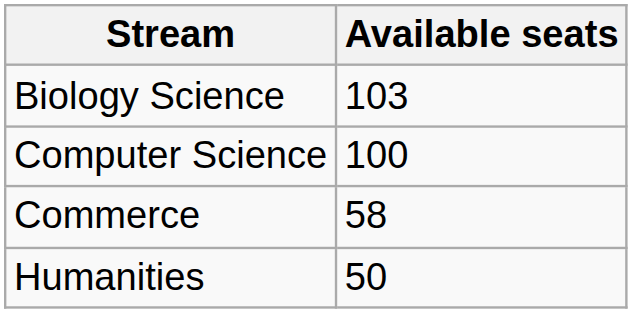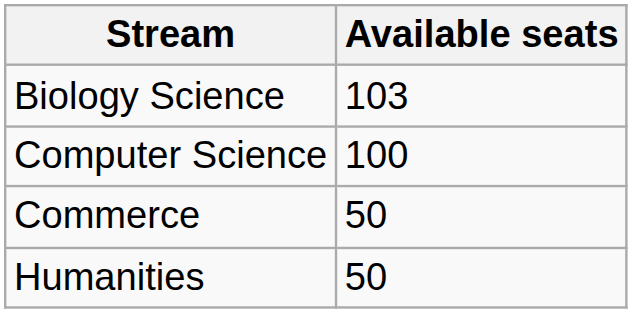(366, 215) 58 -> (366, 215) 50
